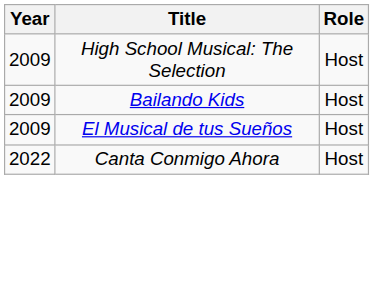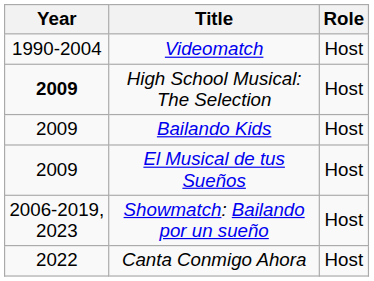+ row: (214, 49)
(30, 59) normal -> (57, 89) bold
+ row: (214, 220)
